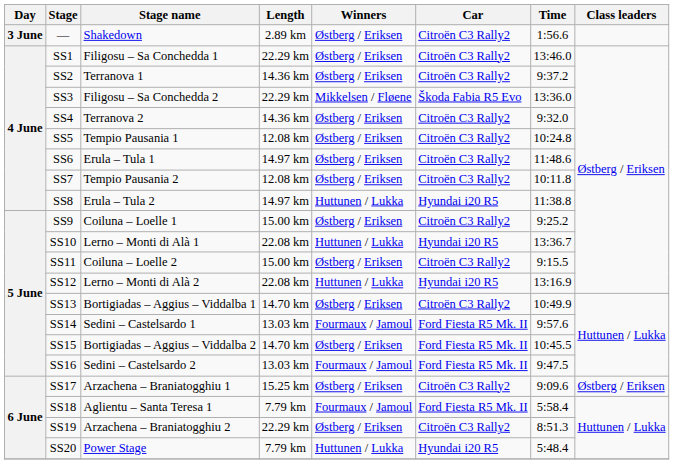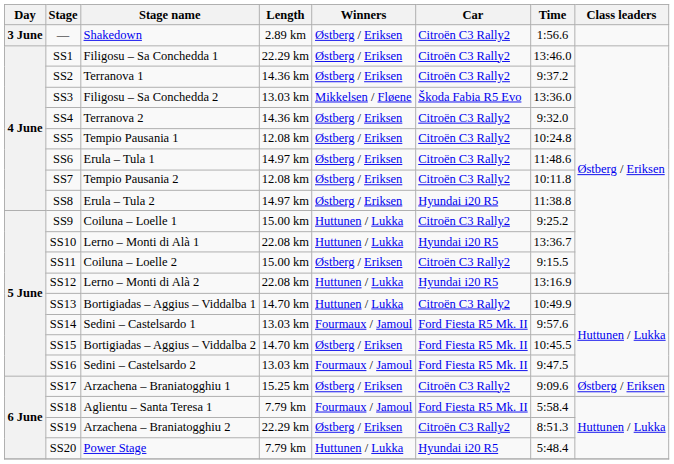(285, 96) 22.29 km -> (285, 96) 13.03 km
(359, 200) Huttunen / Lukka -> (359, 200) Østberg / Eriksen
(359, 220) Østberg / Eriksen -> (359, 220) Huttunen / Lukka
(359, 303) Østberg / Eriksen -> (359, 303) Huttunen / Lukka
